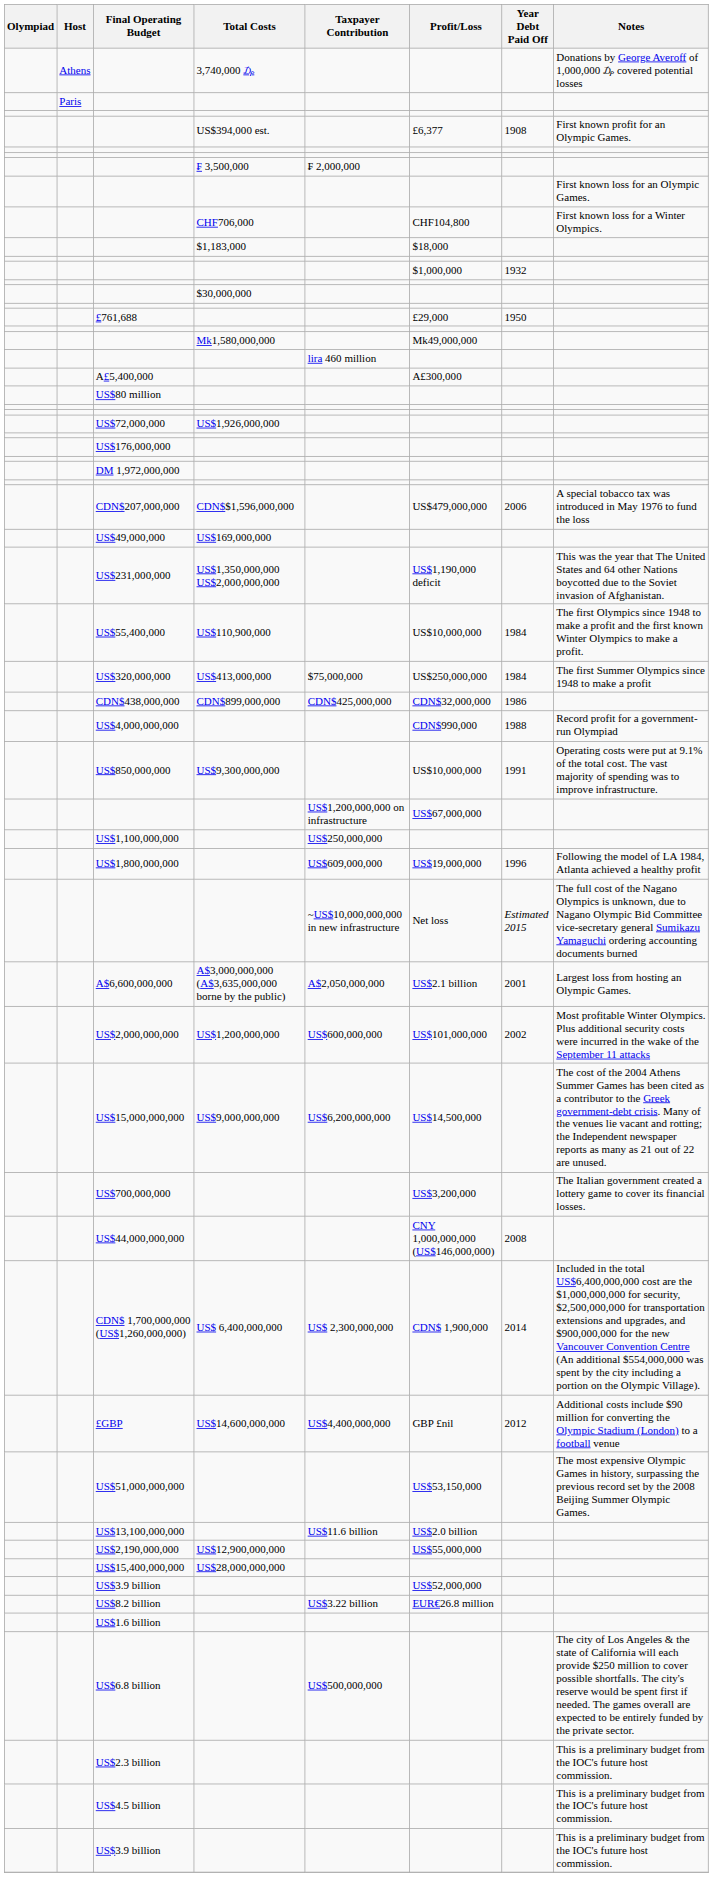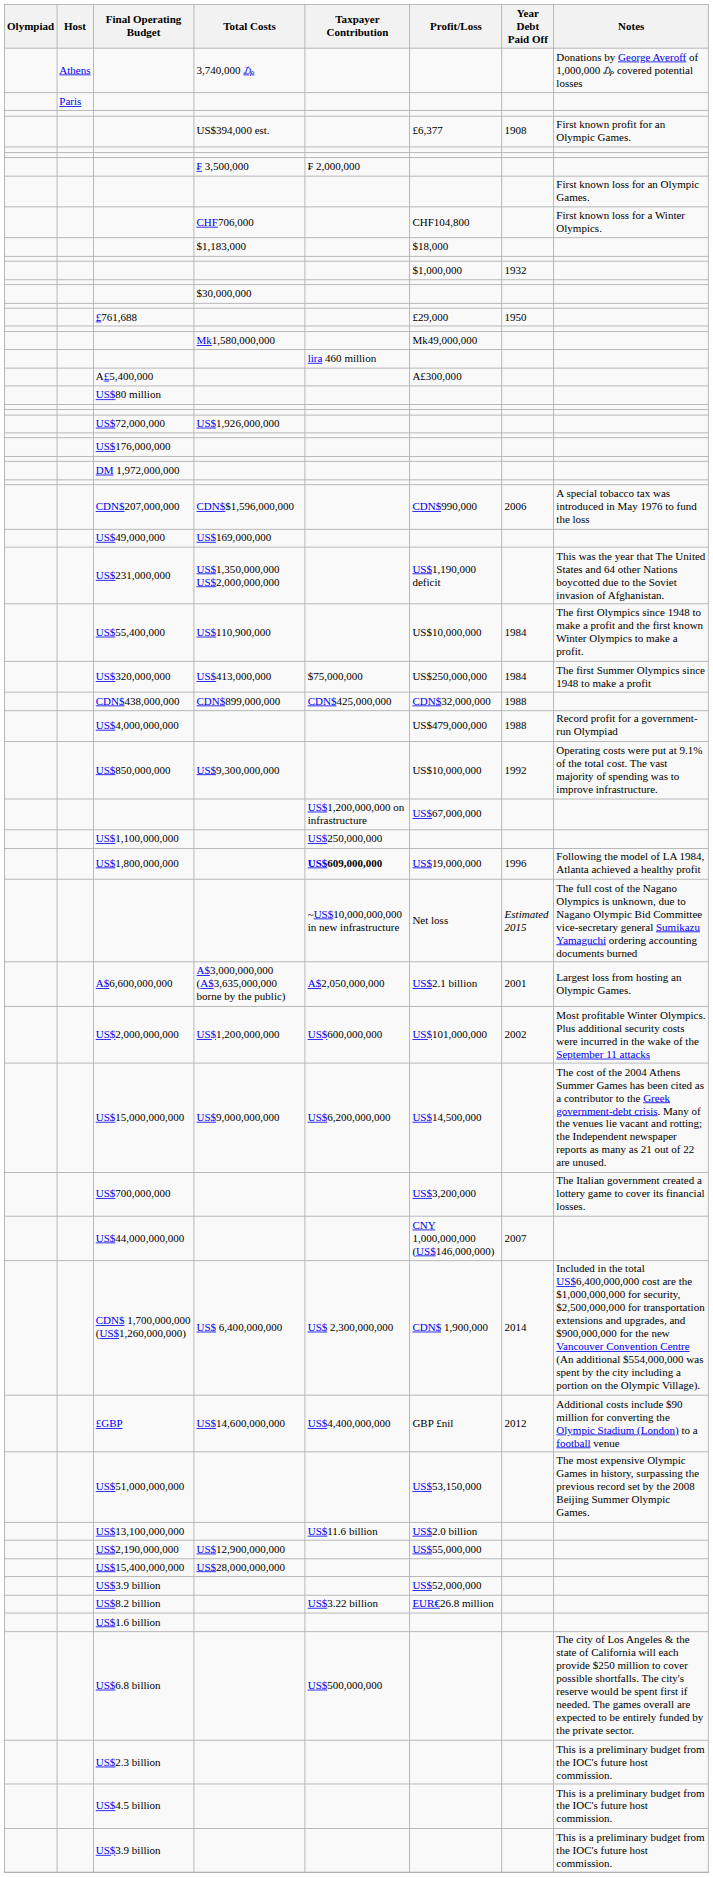(450, 506) US$479,000,000 -> (445, 506) CDN$990,000
(516, 701) 1986 -> (516, 701) 1988
(445, 725) CDN$990,000 -> (450, 725) US$479,000,000
(516, 769) 1991 -> (516, 769) 1992
(345, 863) normal -> (345, 863) bold
(516, 1238) 2008 -> (516, 1238) 2007
